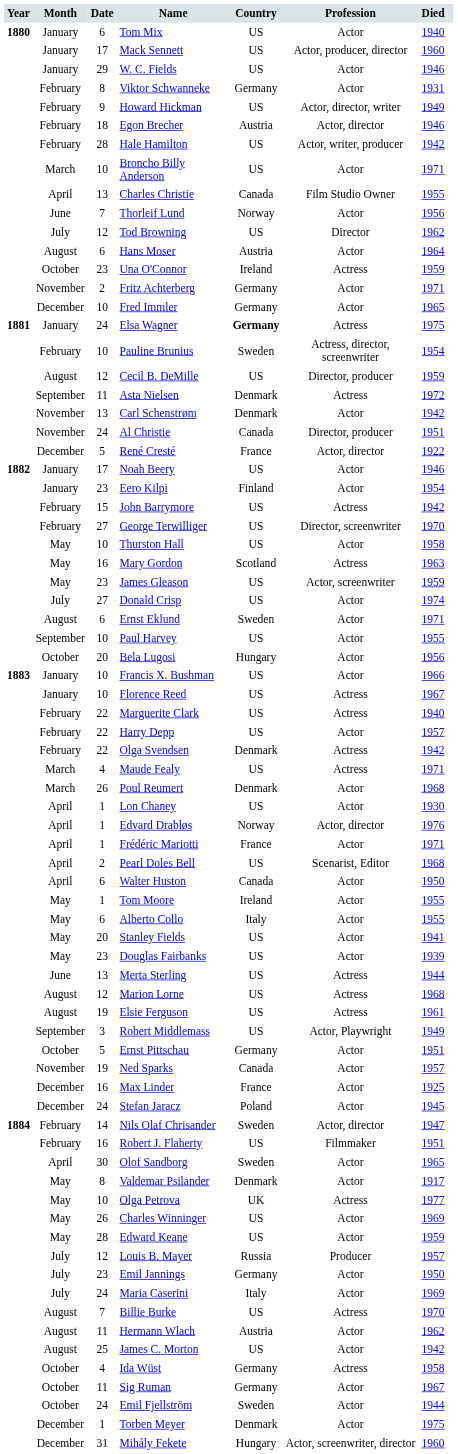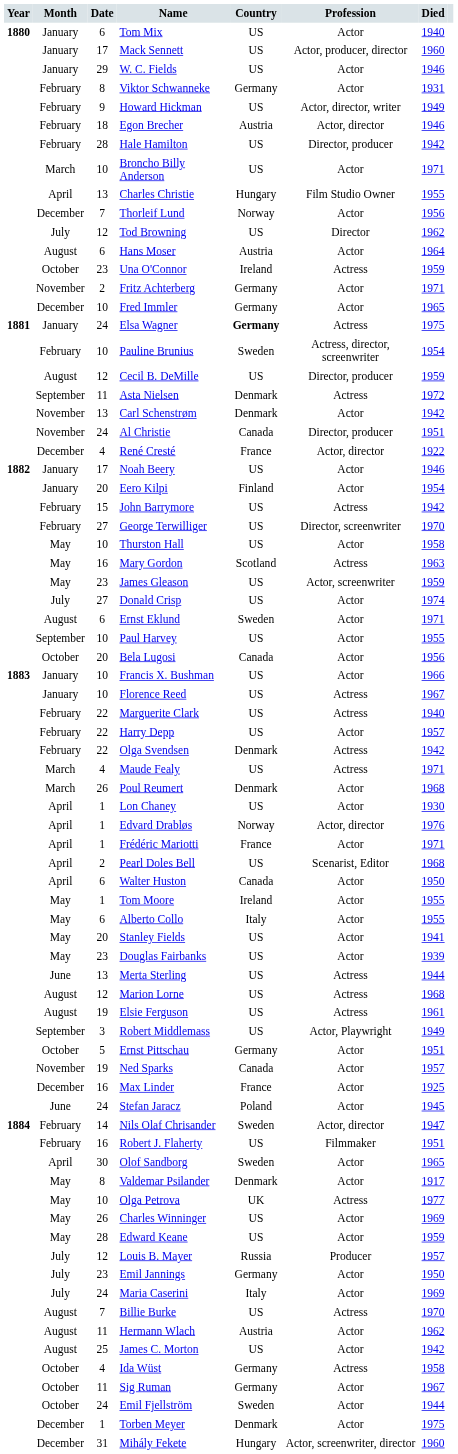(350, 144) Actor, writer, producer -> (350, 144) Director, producer
(256, 194) Canada -> (256, 194) Hungary
(60, 213) June -> (60, 213) December
(102, 451) 5 -> (102, 451) 4
(102, 488) 23 -> (102, 488) 20
(256, 657) Hungary -> (256, 657) Canada
(60, 1106) December -> (60, 1106) June
